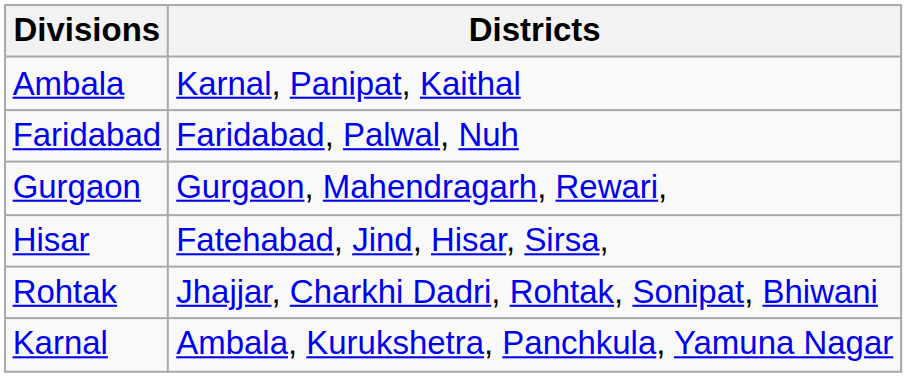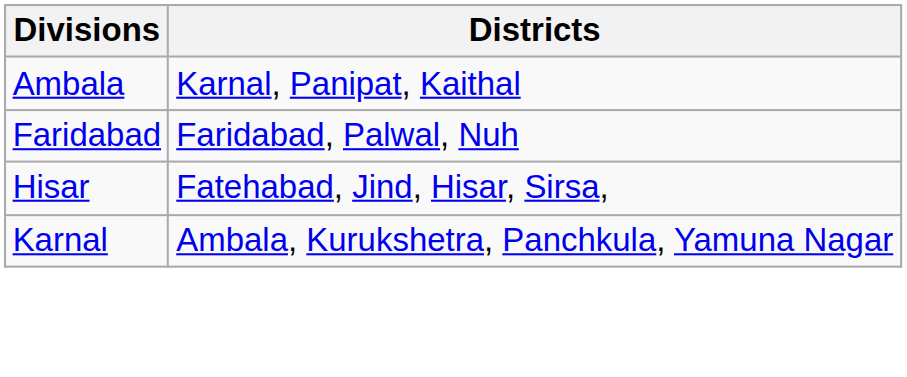- row: (77, 187)
- row: (65, 291)
